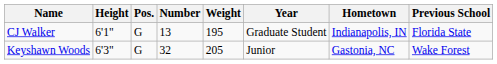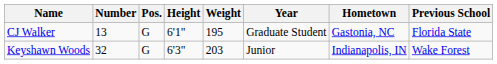columns swapped: (180, 13) <-> (112, 13)
(369, 31) Indianapolis, IN -> (363, 31) Gastonia, NC
(214, 50) 205 -> (214, 50) 203
(363, 50) Gastonia, NC -> (369, 50) Indianapolis, IN
